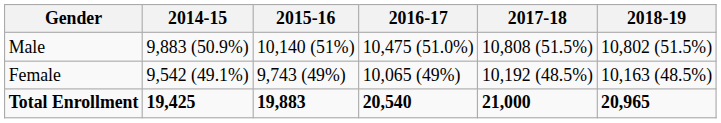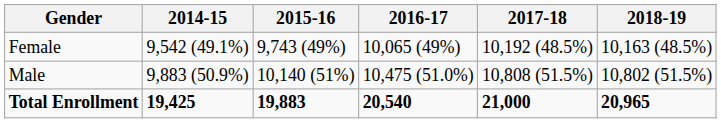rows swapped: (27, 46) <-> (35, 74)
